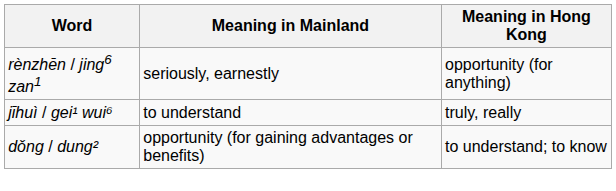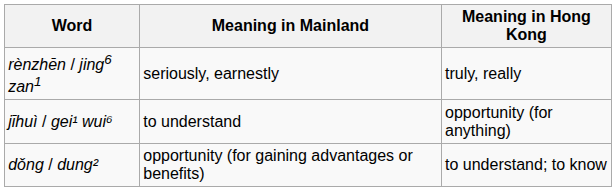(499, 73) opportunity (for anything) -> (483, 73) truly, really
(483, 112) truly, really -> (499, 121) opportunity (for anything)
